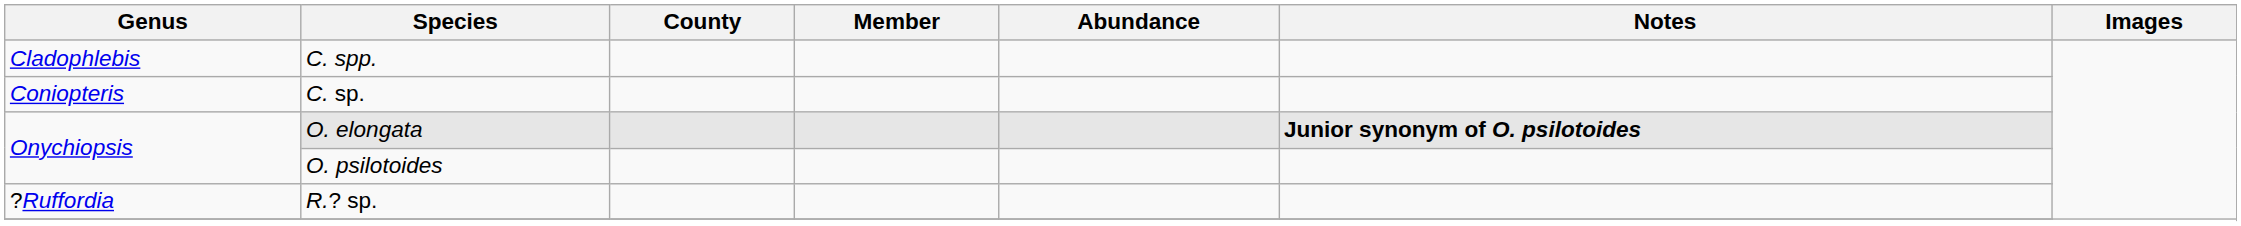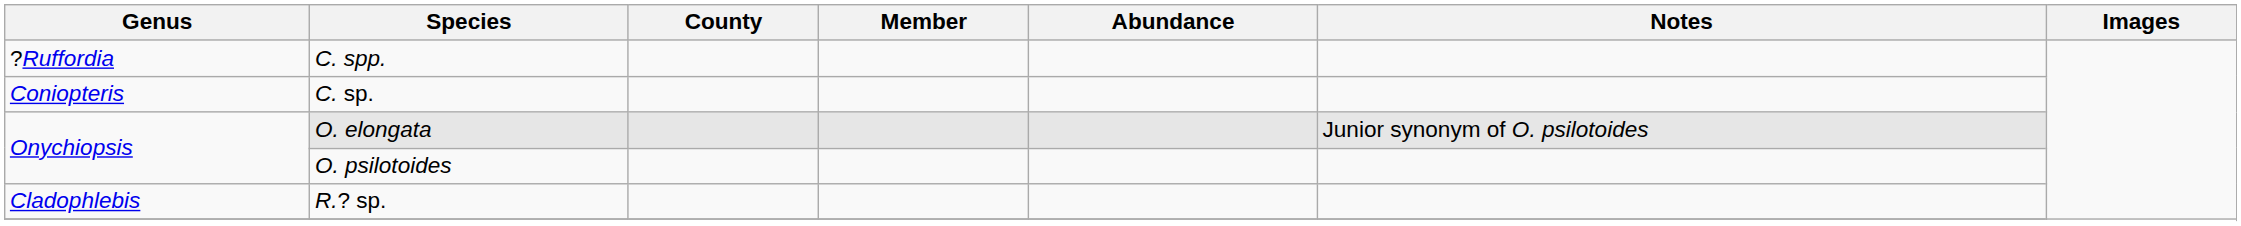(75, 58) Cladophlebis -> (62, 58) ?Ruffordia
(1463, 129) bold -> (1486, 129) normal
(62, 201) ?Ruffordia -> (75, 201) Cladophlebis
